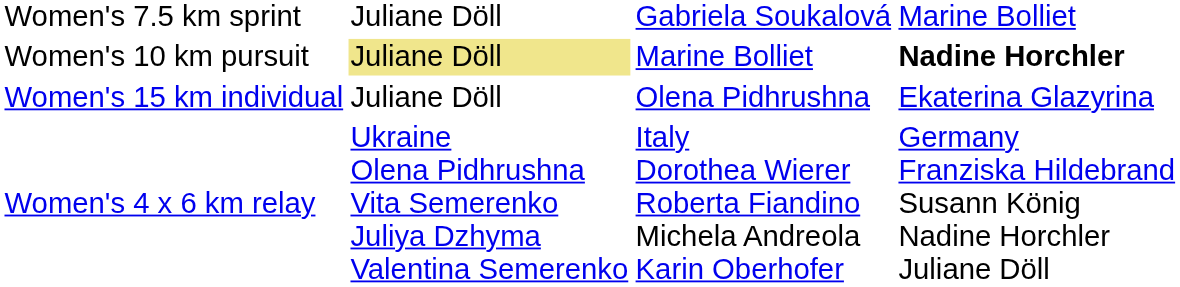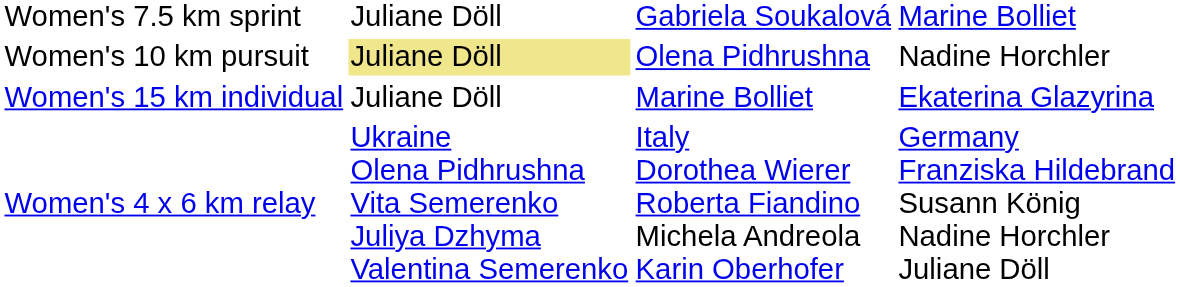(724, 56) Marine Bolliet -> (753, 56) Olena Pidhrushna
(1012, 56) bold -> (1004, 56) normal
(753, 97) Olena Pidhrushna -> (724, 97) Marine Bolliet
